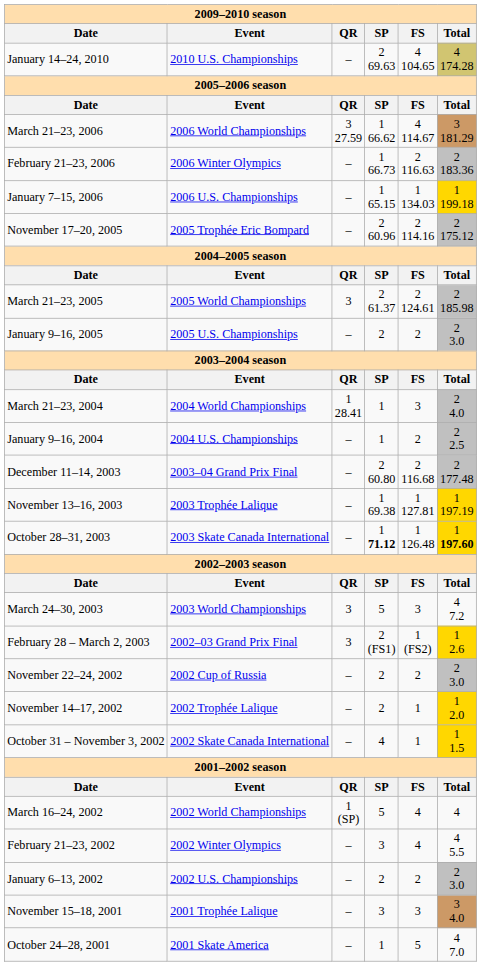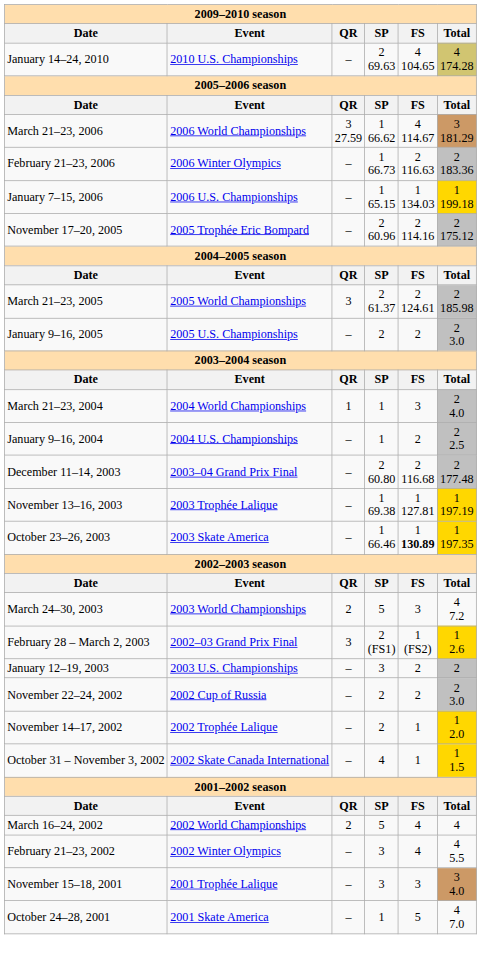(348, 406) 1 28.41 -> (348, 406) 1
- row: (59, 537)
+ row: (59, 537)
(348, 609) 3 -> (348, 609) 2
+ row: (58, 668)
(348, 812) 1 (SP) -> (348, 825) 2
- row: (55, 878)
